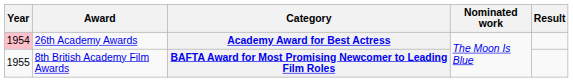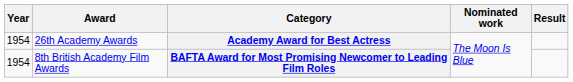(18, 40) pink background -> (18, 40) no background
(18, 63) 1955 -> (18, 63) 1954
